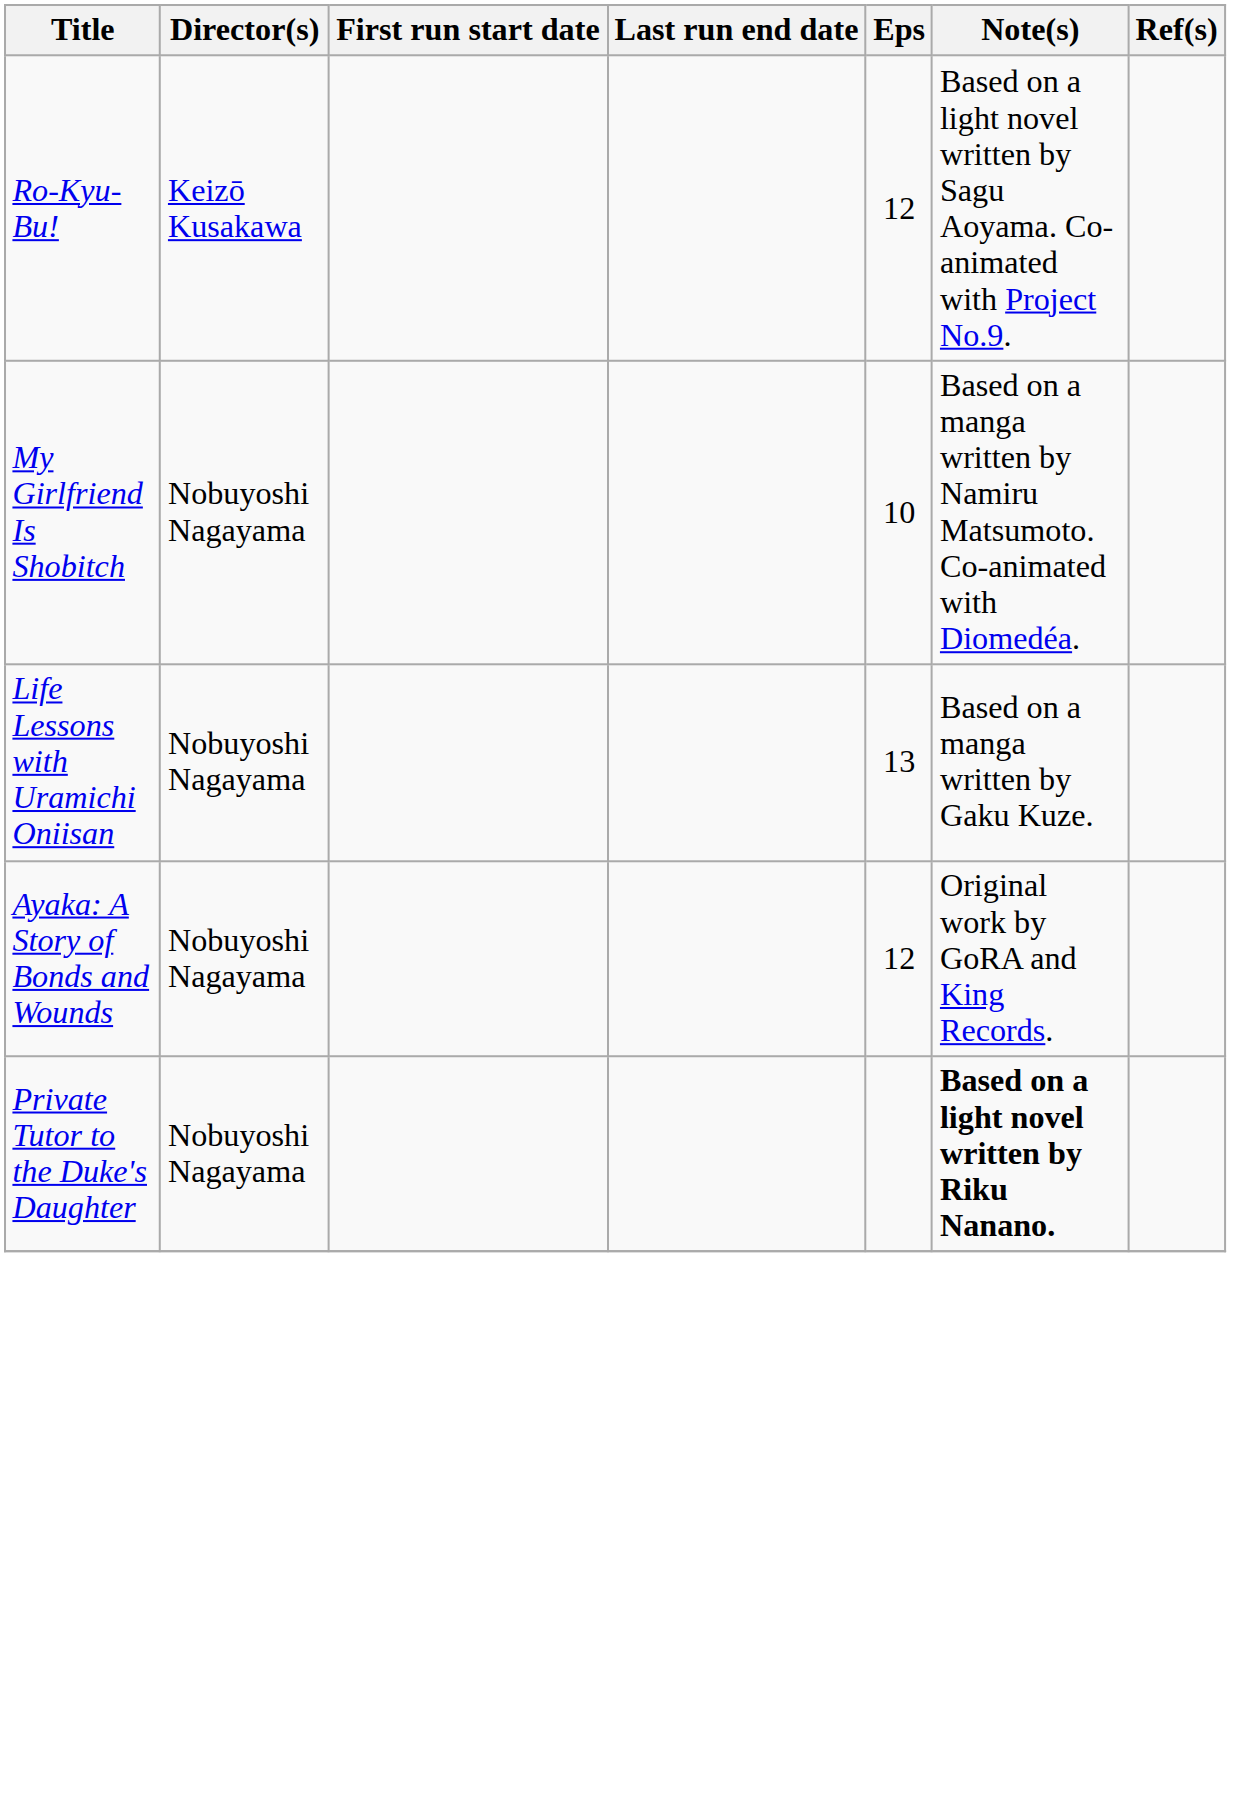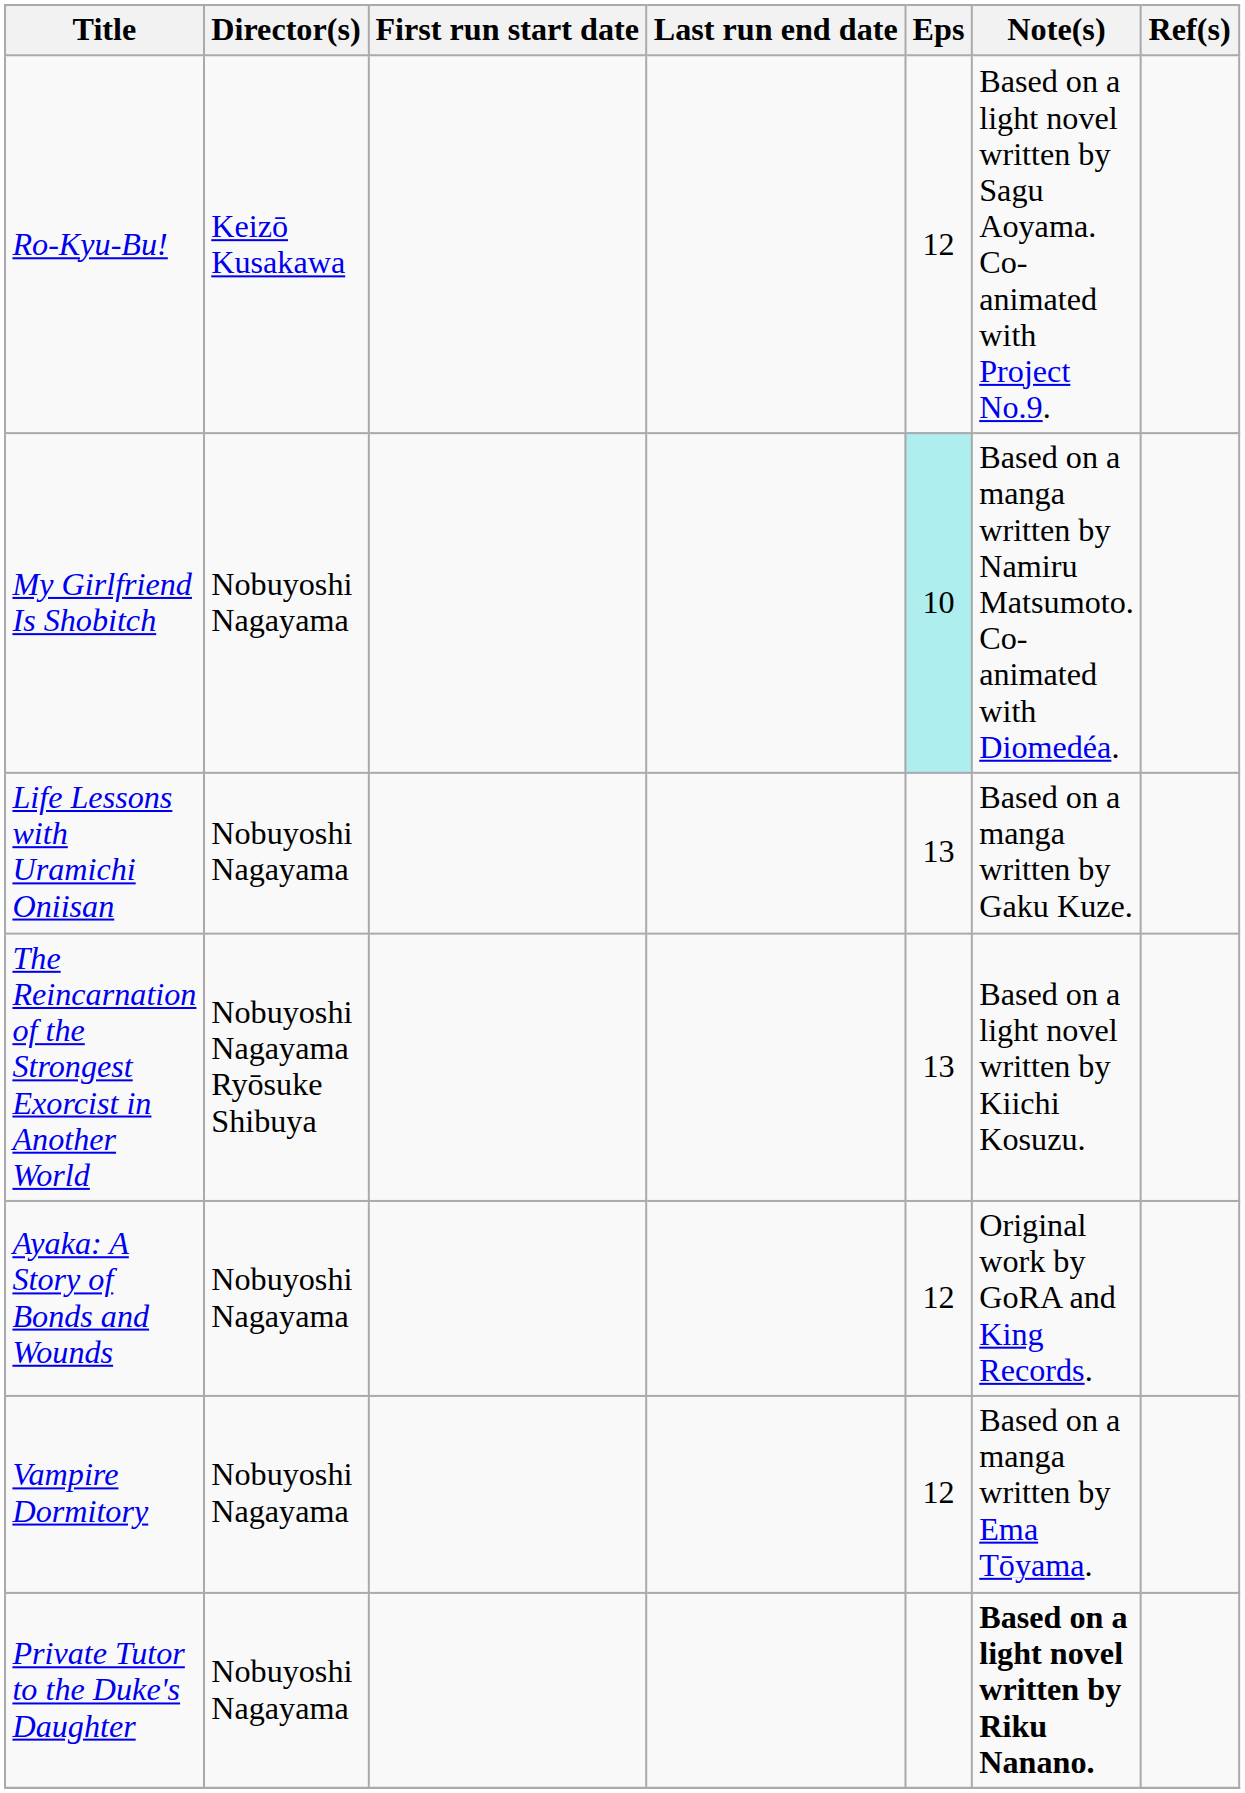(899, 511) no background -> (938, 602) paleturquoise background
+ row: (104, 1066)
+ row: (80, 1493)
